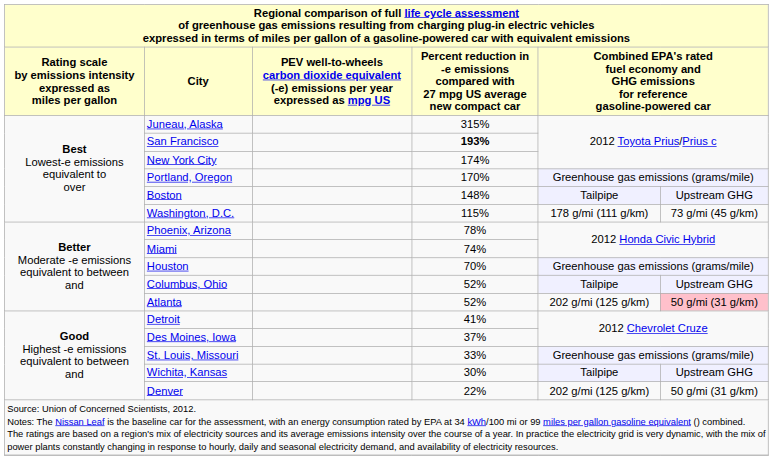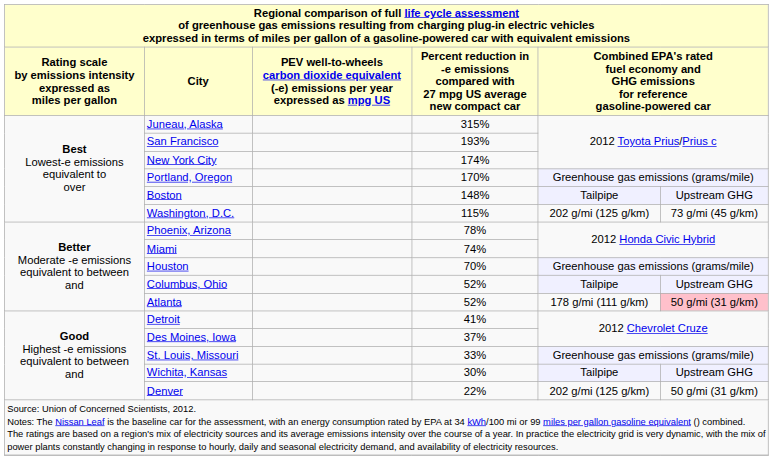(475, 142) bold -> (475, 142) normal
(599, 213) 178 g/mi (111 g/km) -> (599, 213) 202 g/mi (125 g/km)
(599, 302) 202 g/mi (125 g/km) -> (599, 302) 178 g/mi (111 g/km)
